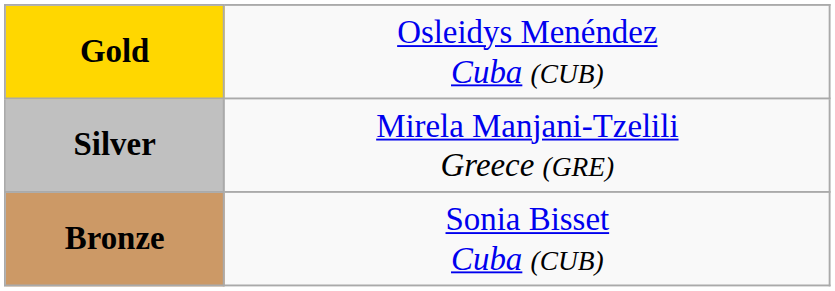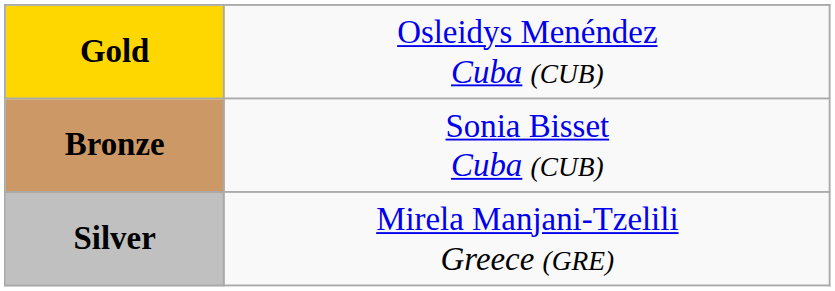rows swapped: (115, 144) <-> (115, 237)
